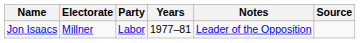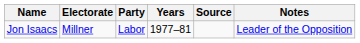columns swapped: (254, 12) <-> (334, 12)
